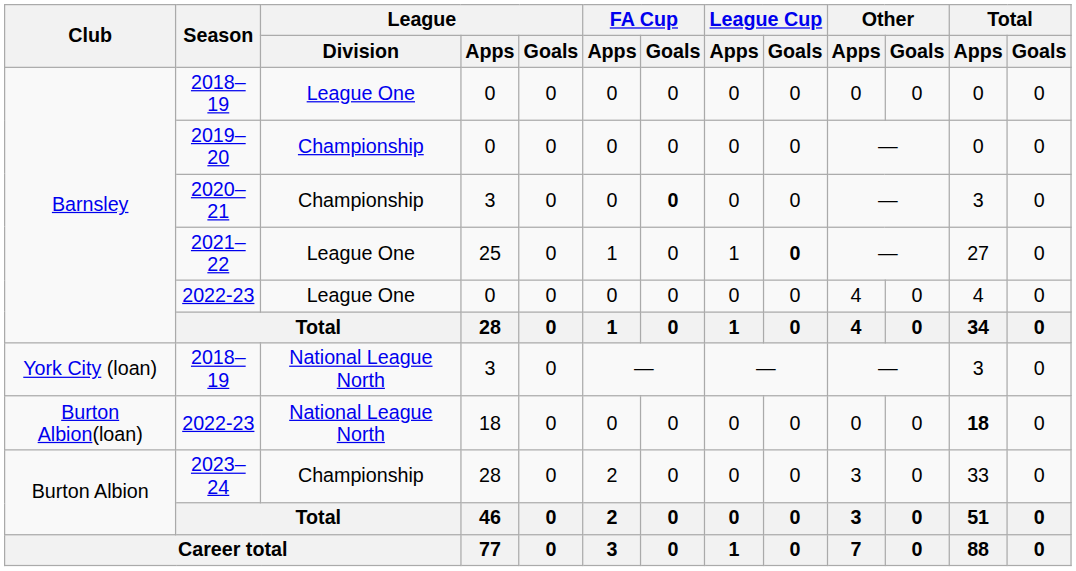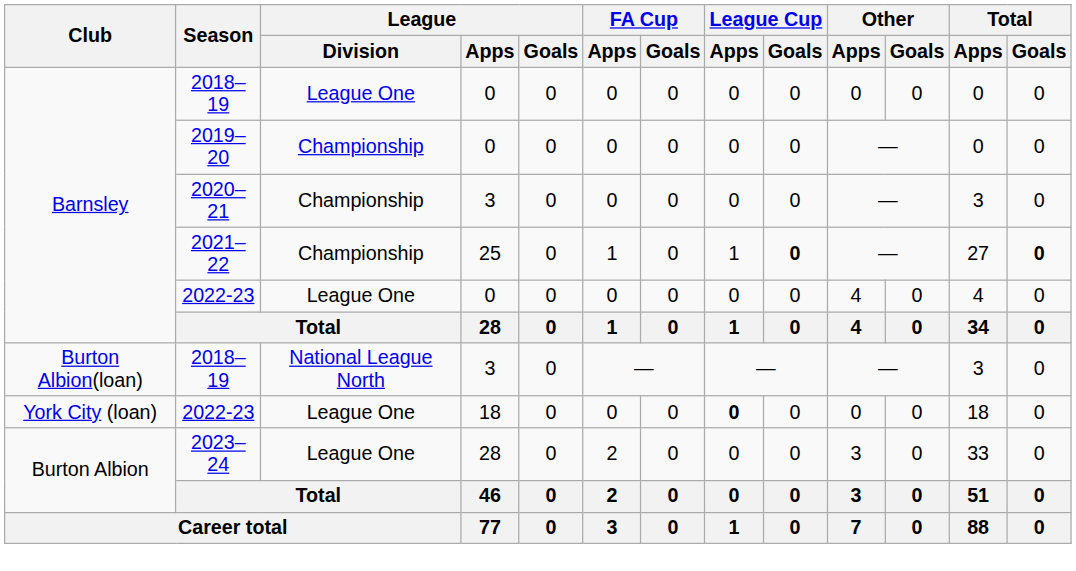(673, 200) bold -> (673, 200) normal
(361, 253) League One -> (361, 253) Championship
(1039, 253) normal -> (1039, 253) bold
(90, 369) York City (loan) -> (90, 369) Burton Albion(loan)
(90, 422) Burton Albion(loan) -> (90, 411) York City (loan)
(361, 422) National League North -> (361, 411) League One
(734, 422) normal -> (734, 411) bold
(978, 422) bold -> (978, 411) normal
(361, 476) Championship -> (361, 453) League One
